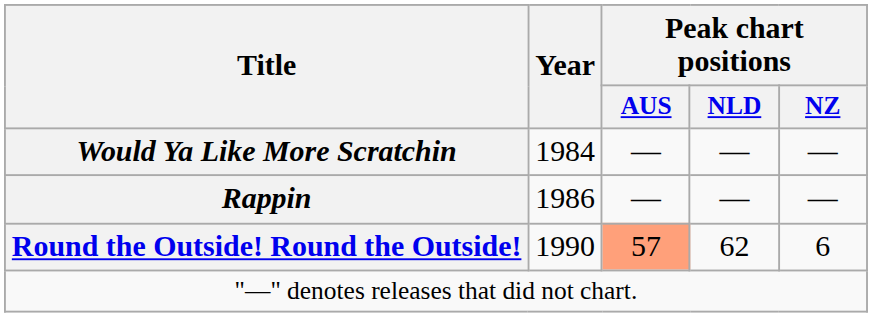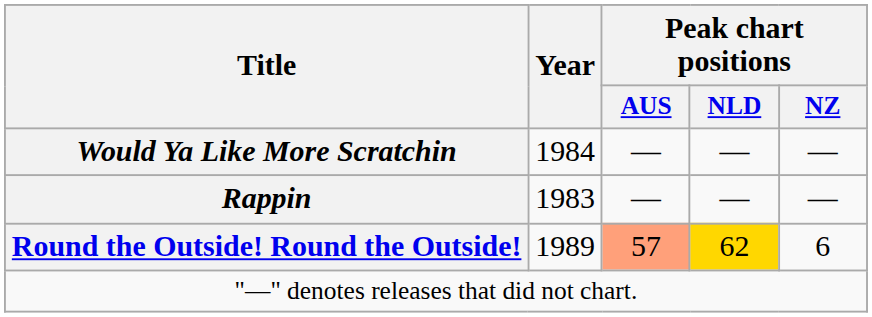(565, 198) 1986 -> (565, 198) 1983
(565, 246) 1990 -> (565, 246) 1989
(734, 246) no background -> (734, 246) gold background
